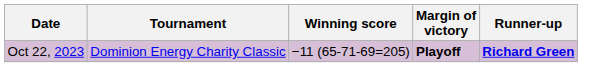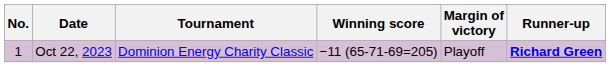+ column: (18, 23)
(438, 51) bold -> (464, 51) normal
